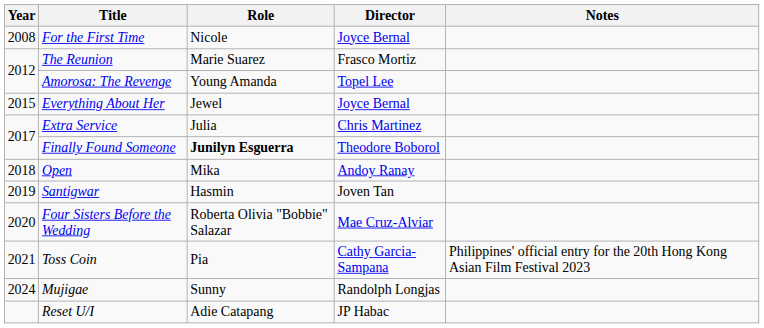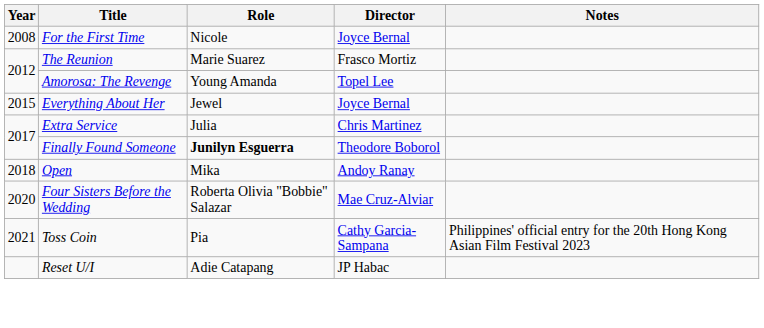- row: (71, 192)
- row: (65, 289)
